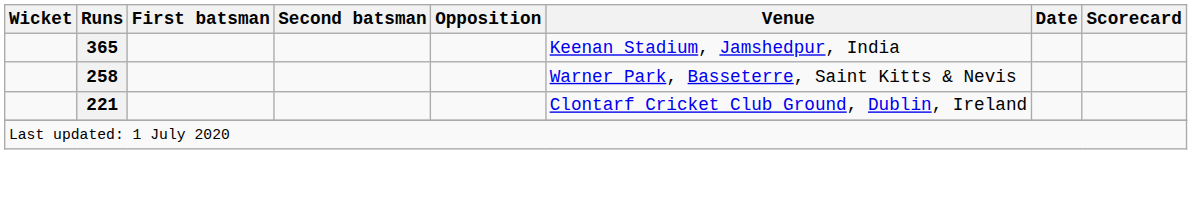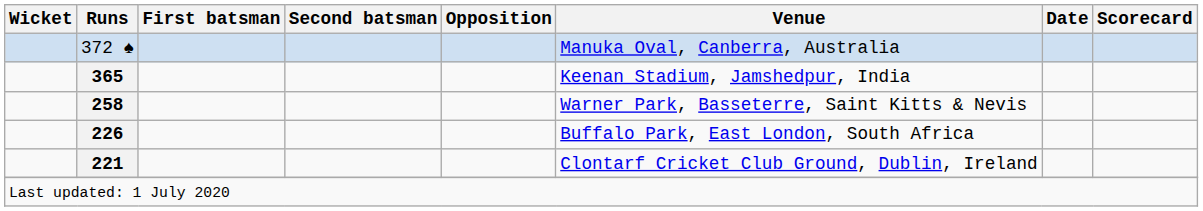+ row: (107, 48)
+ row: (107, 134)
